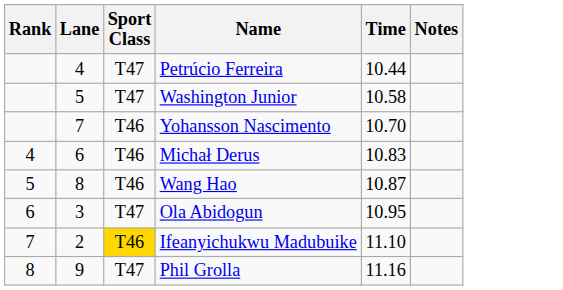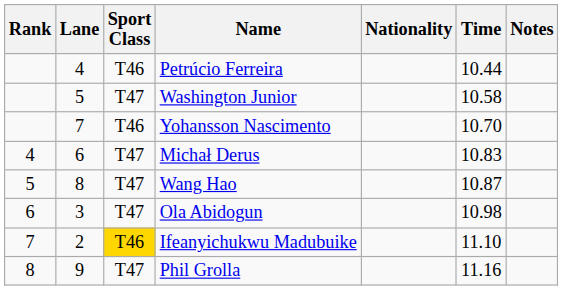+ column: (409, 29)
(129, 68) T47 -> (129, 68) T46
(129, 155) T46 -> (129, 155) T47
(129, 184) T46 -> (129, 184) T47
(386, 213) 10.95 -> (481, 213) 10.98
